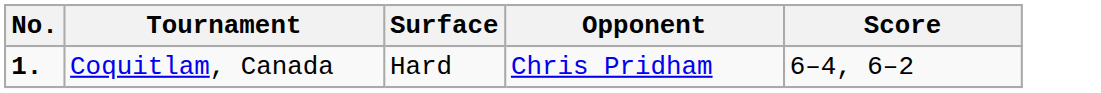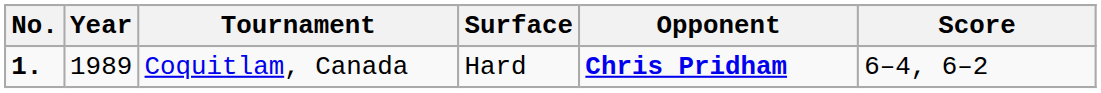+ column: (101, 25)
(612, 66) normal -> (686, 66) bold
